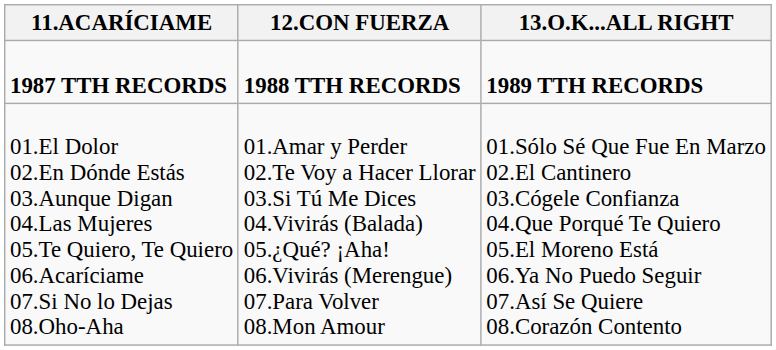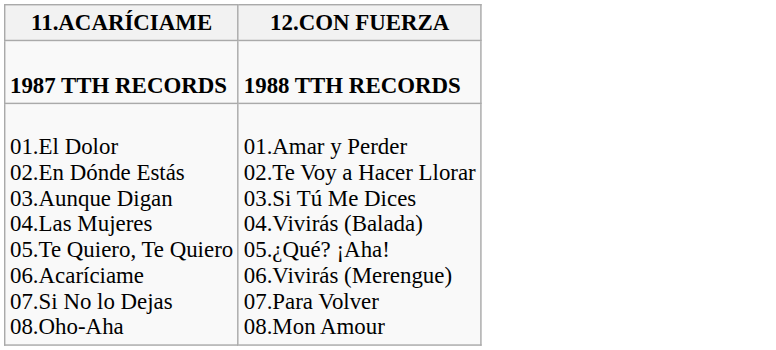- column: (626, 22)
